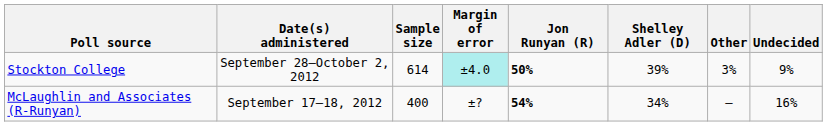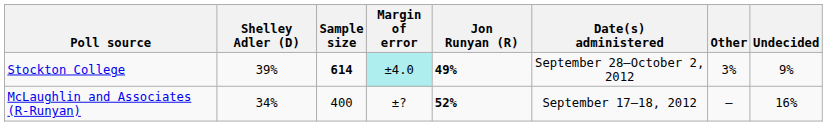columns swapped: (305, 36) <-> (658, 36)
(418, 70) normal -> (342, 70) bold
(522, 70) 50% -> (446, 70) 49%
(522, 104) 54% -> (446, 104) 52%
